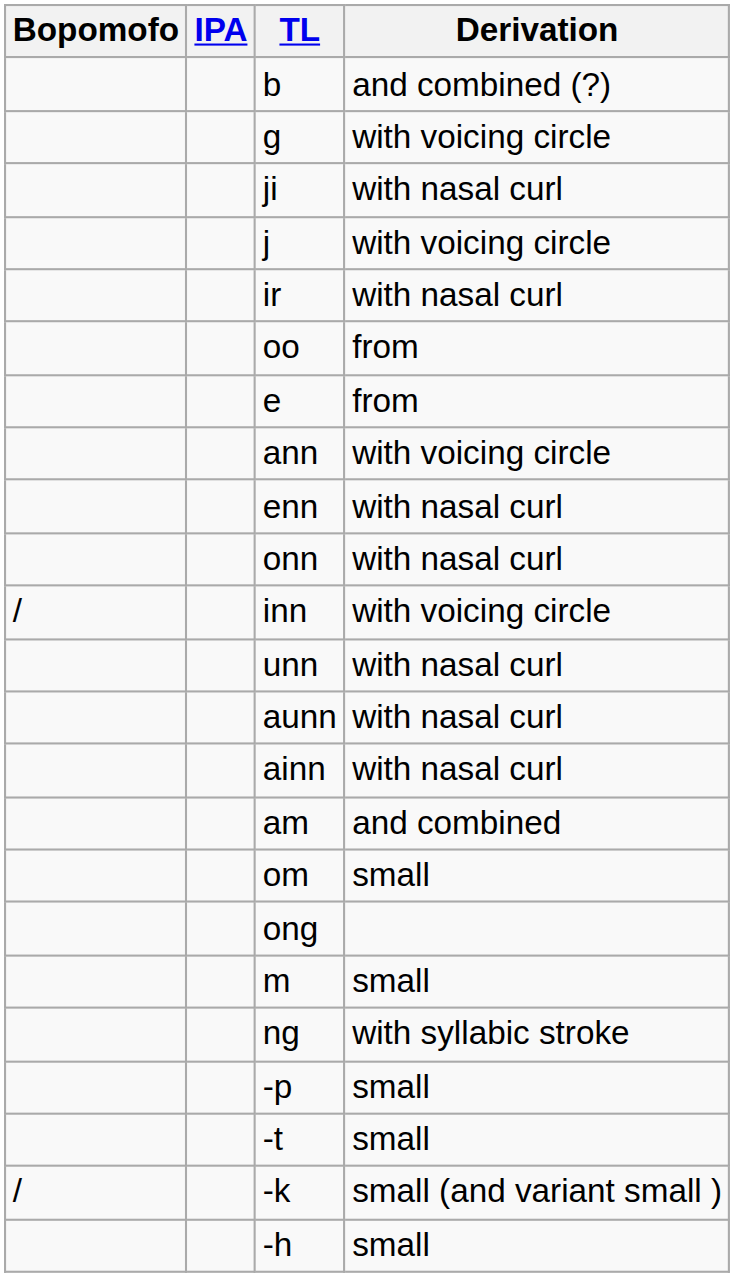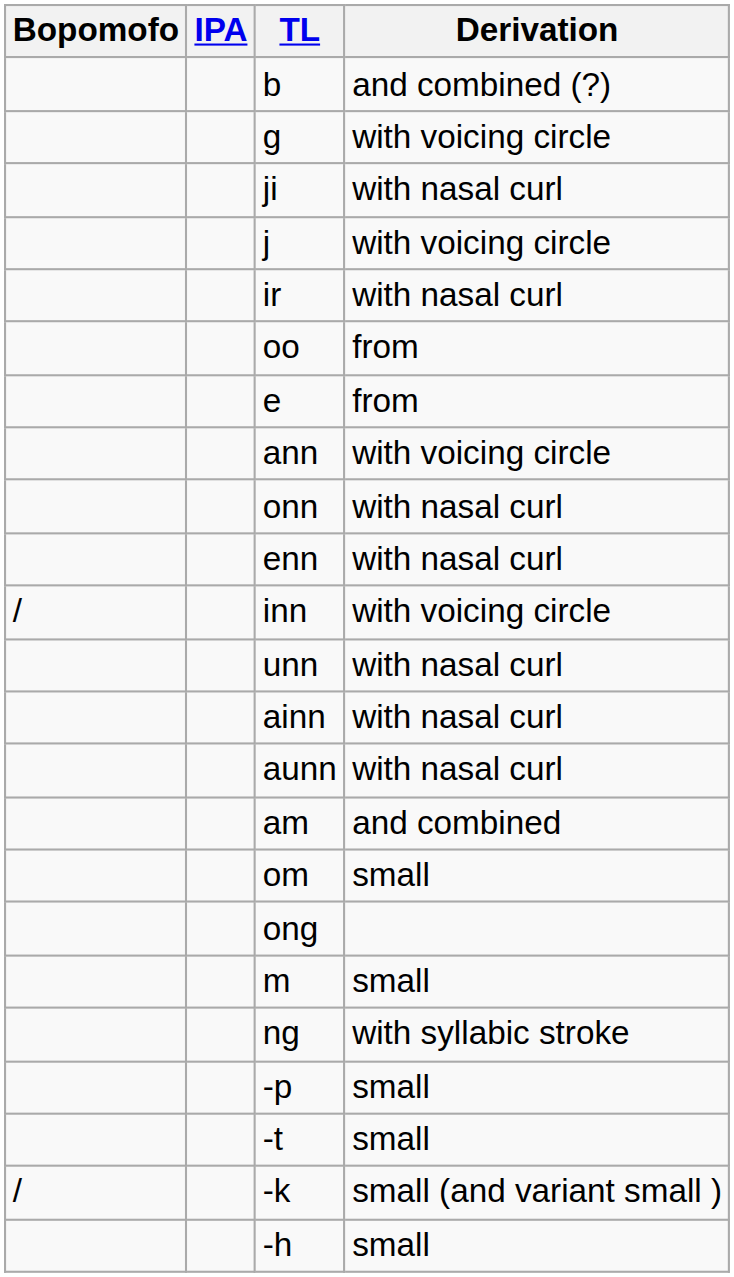rows swapped: (291, 558) <-> (291, 505)
rows swapped: (294, 769) <-> (300, 717)
